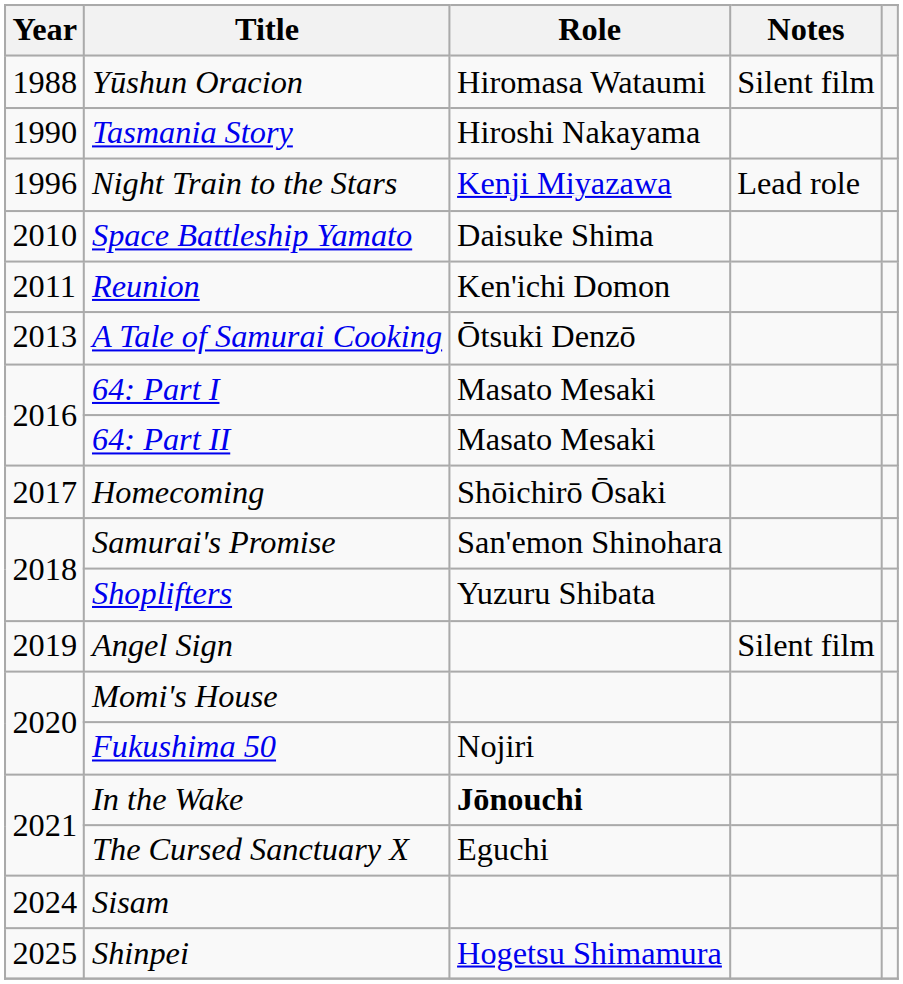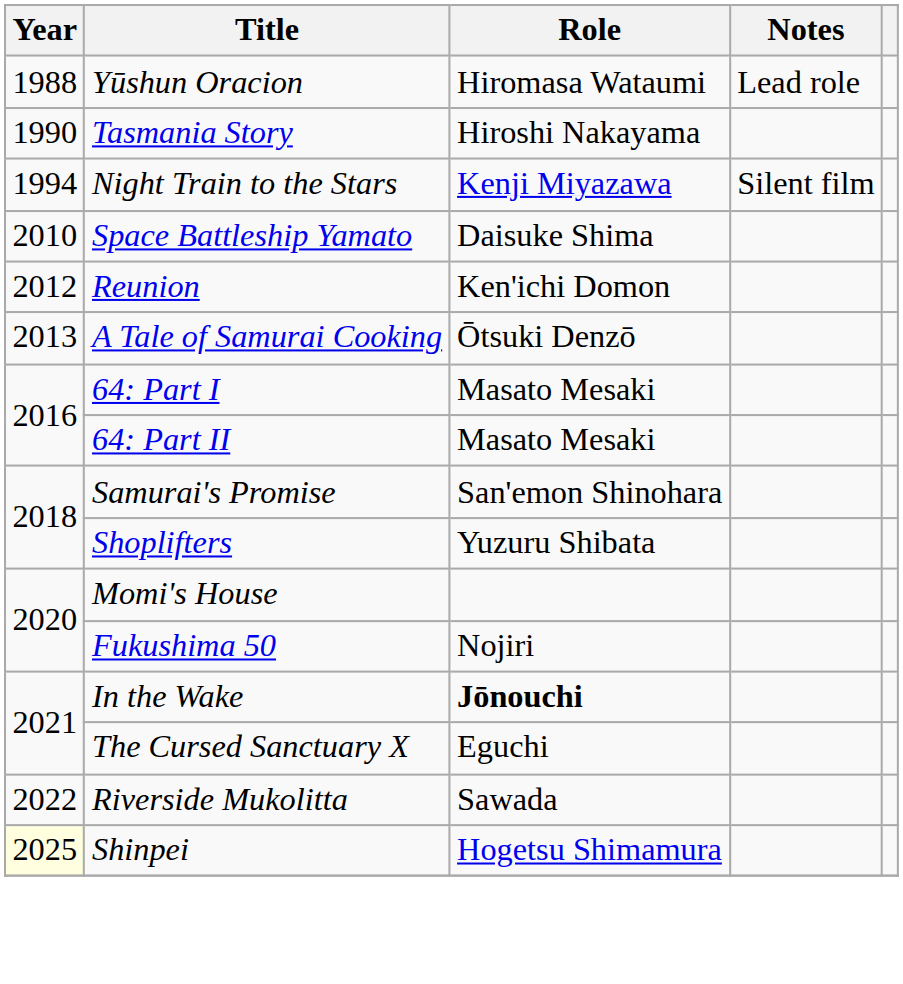(806, 81) Silent film -> (799, 81) Lead role
(45, 183) 1996 -> (45, 183) 1994
(799, 183) Lead role -> (806, 183) Silent film
(44, 286) 2011 -> (45, 286) 2012
- row: (178, 491)
- row: (162, 645)
+ row: (220, 798)
- row: (131, 901)
(45, 952) no background -> (45, 850) lightyellow background
